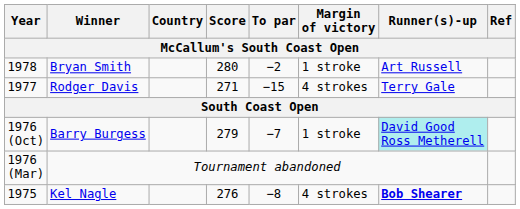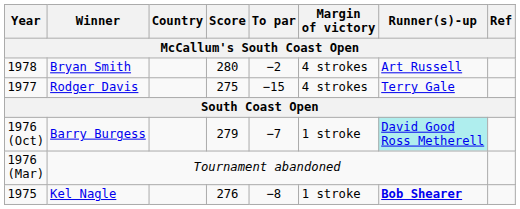(331, 68) 1 stroke -> (335, 68) 4 strokes
(227, 88) 271 -> (227, 88) 275
(335, 194) 4 strokes -> (331, 194) 1 stroke
